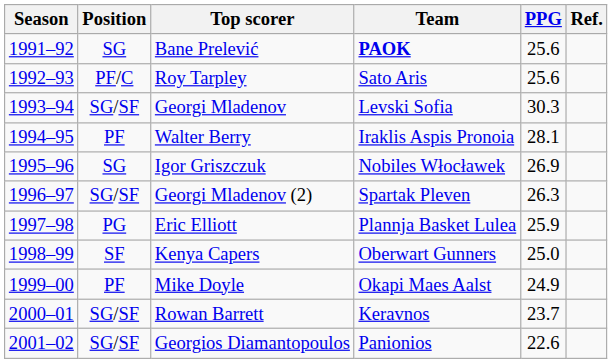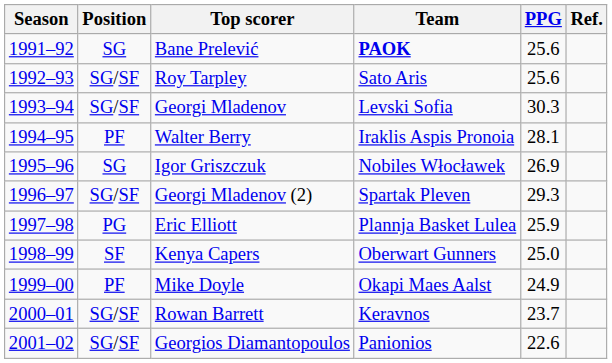(114, 78) PF/C -> (114, 78) SG/SF
(543, 195) 26.3 -> (543, 195) 29.3
